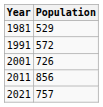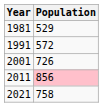(45, 78) no background -> (45, 78) pink background
(45, 94) 757 -> (45, 94) 758
